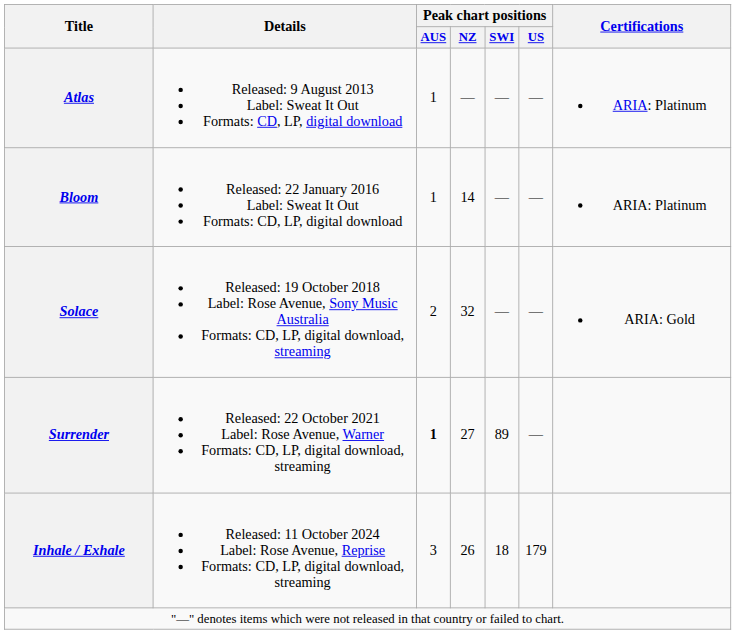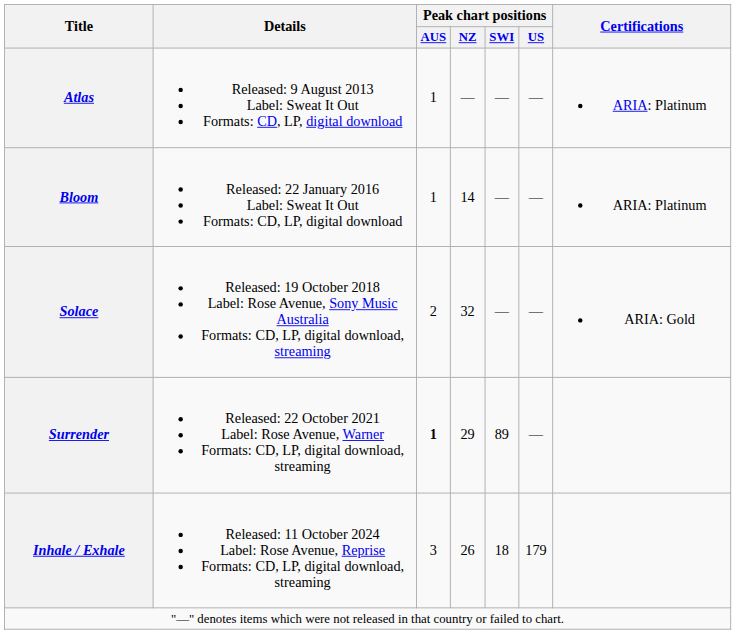(468, 435) 27 -> (468, 435) 29
